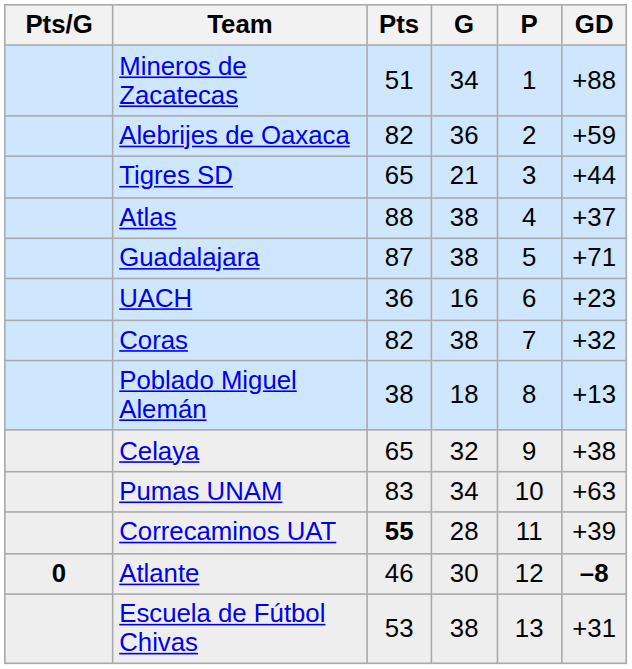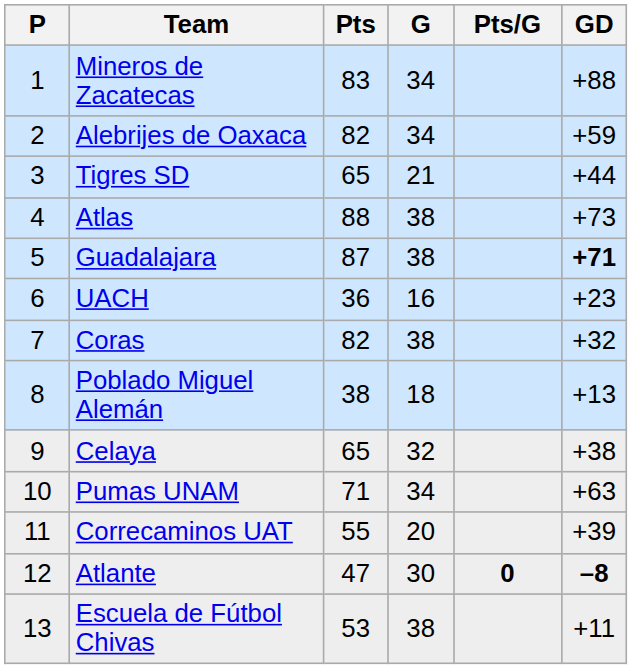columns swapped: (529, 24) <-> (59, 24)
(399, 80) 51 -> (356, 80) 83
(464, 135) 36 -> (421, 135) 34
(594, 217) +37 -> (594, 217) +73
(594, 258) normal -> (594, 258) bold
(399, 491) 83 -> (356, 491) 71
(399, 532) bold -> (356, 532) normal
(464, 532) 28 -> (421, 532) 20
(399, 573) 46 -> (356, 573) 47
(594, 628) +31 -> (594, 628) +11
